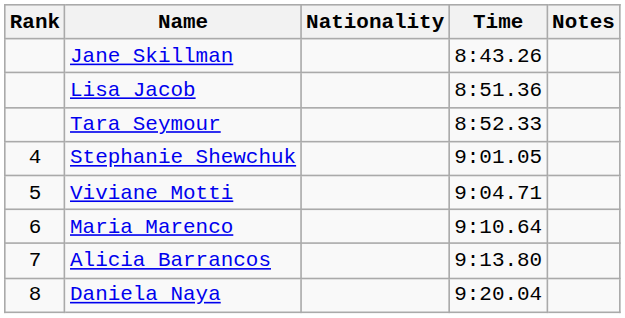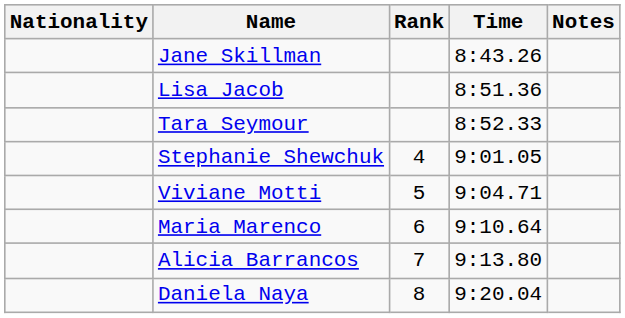columns swapped: (35, 22) <-> (375, 22)
